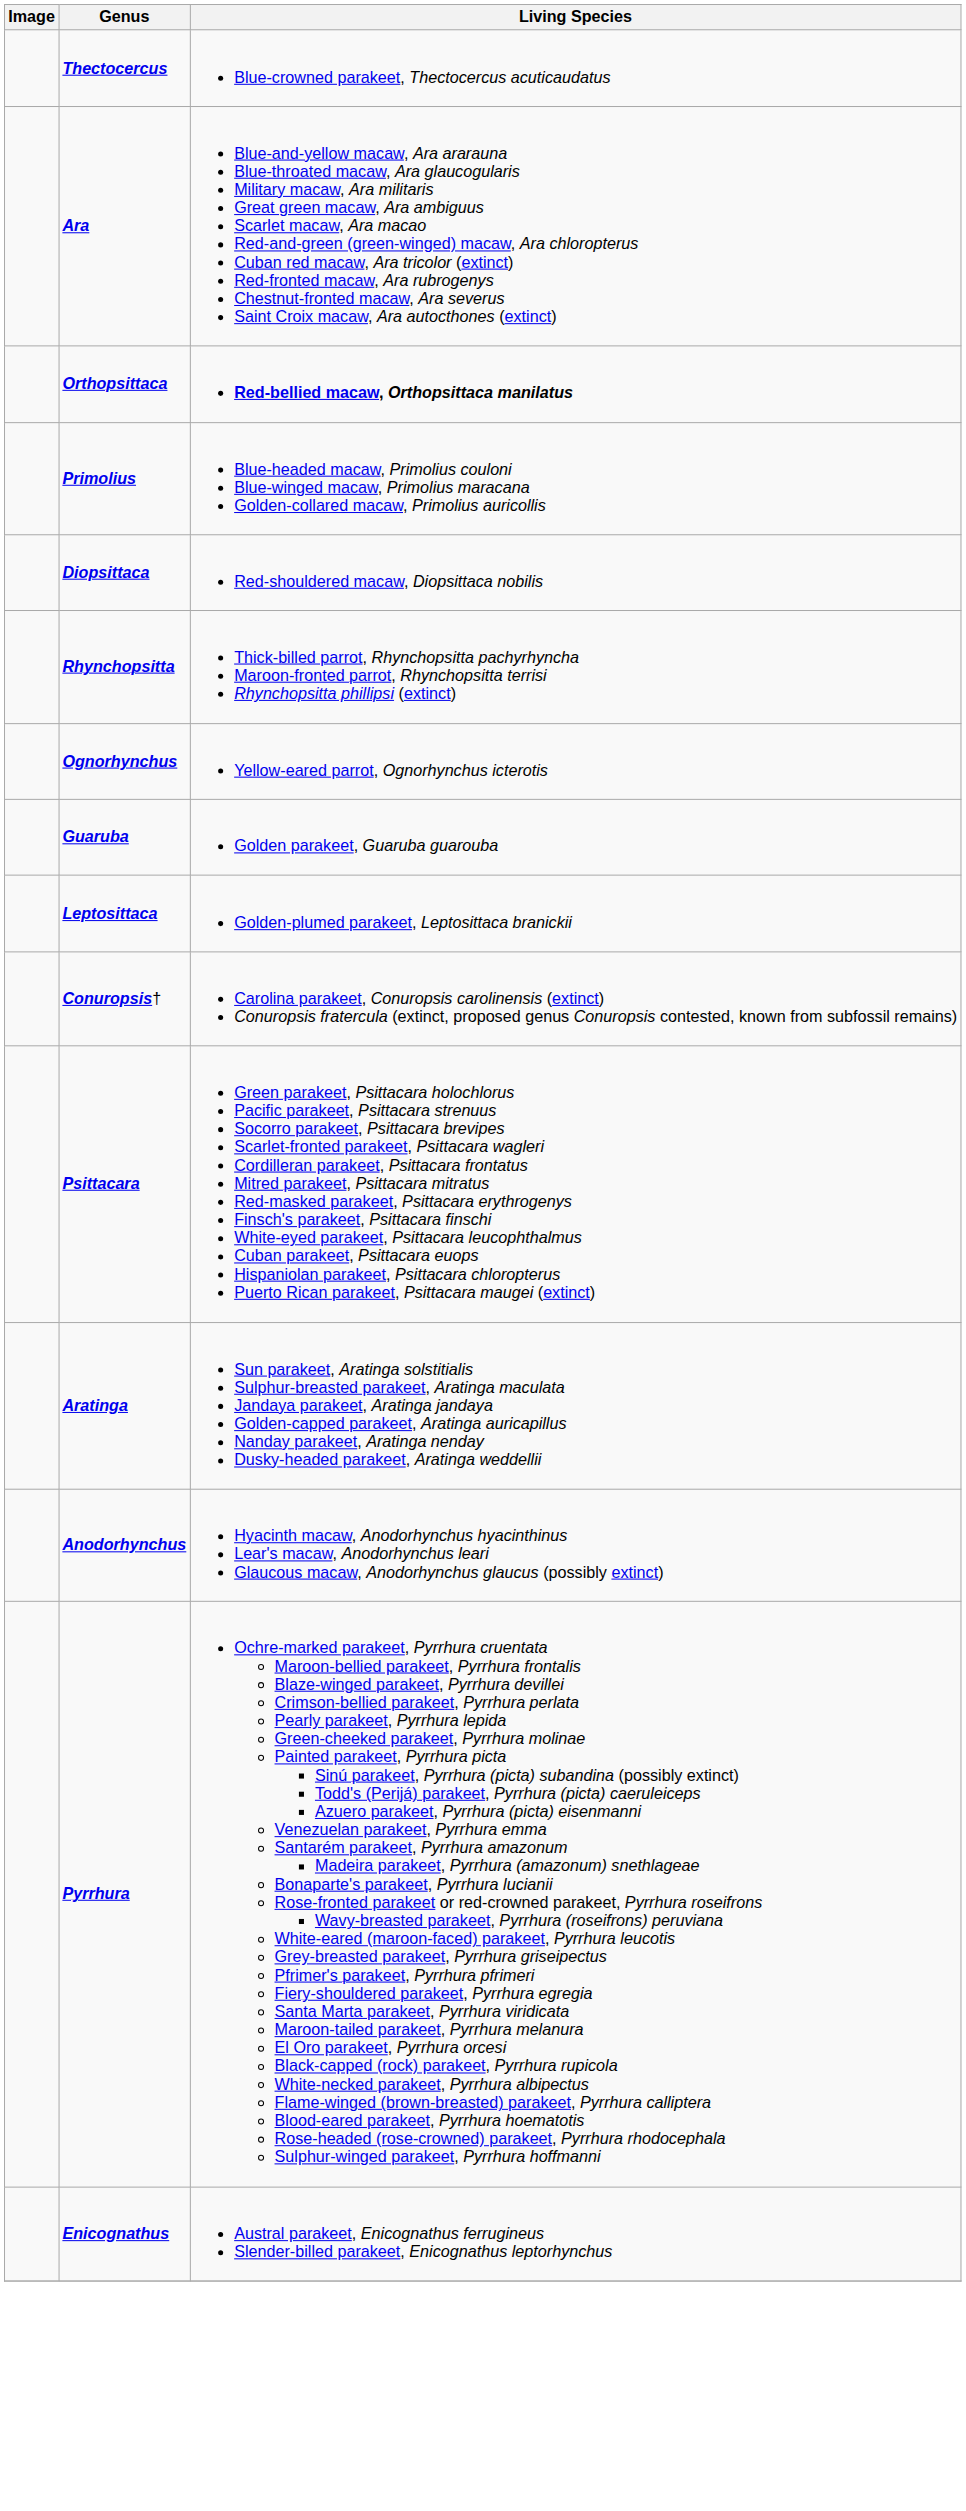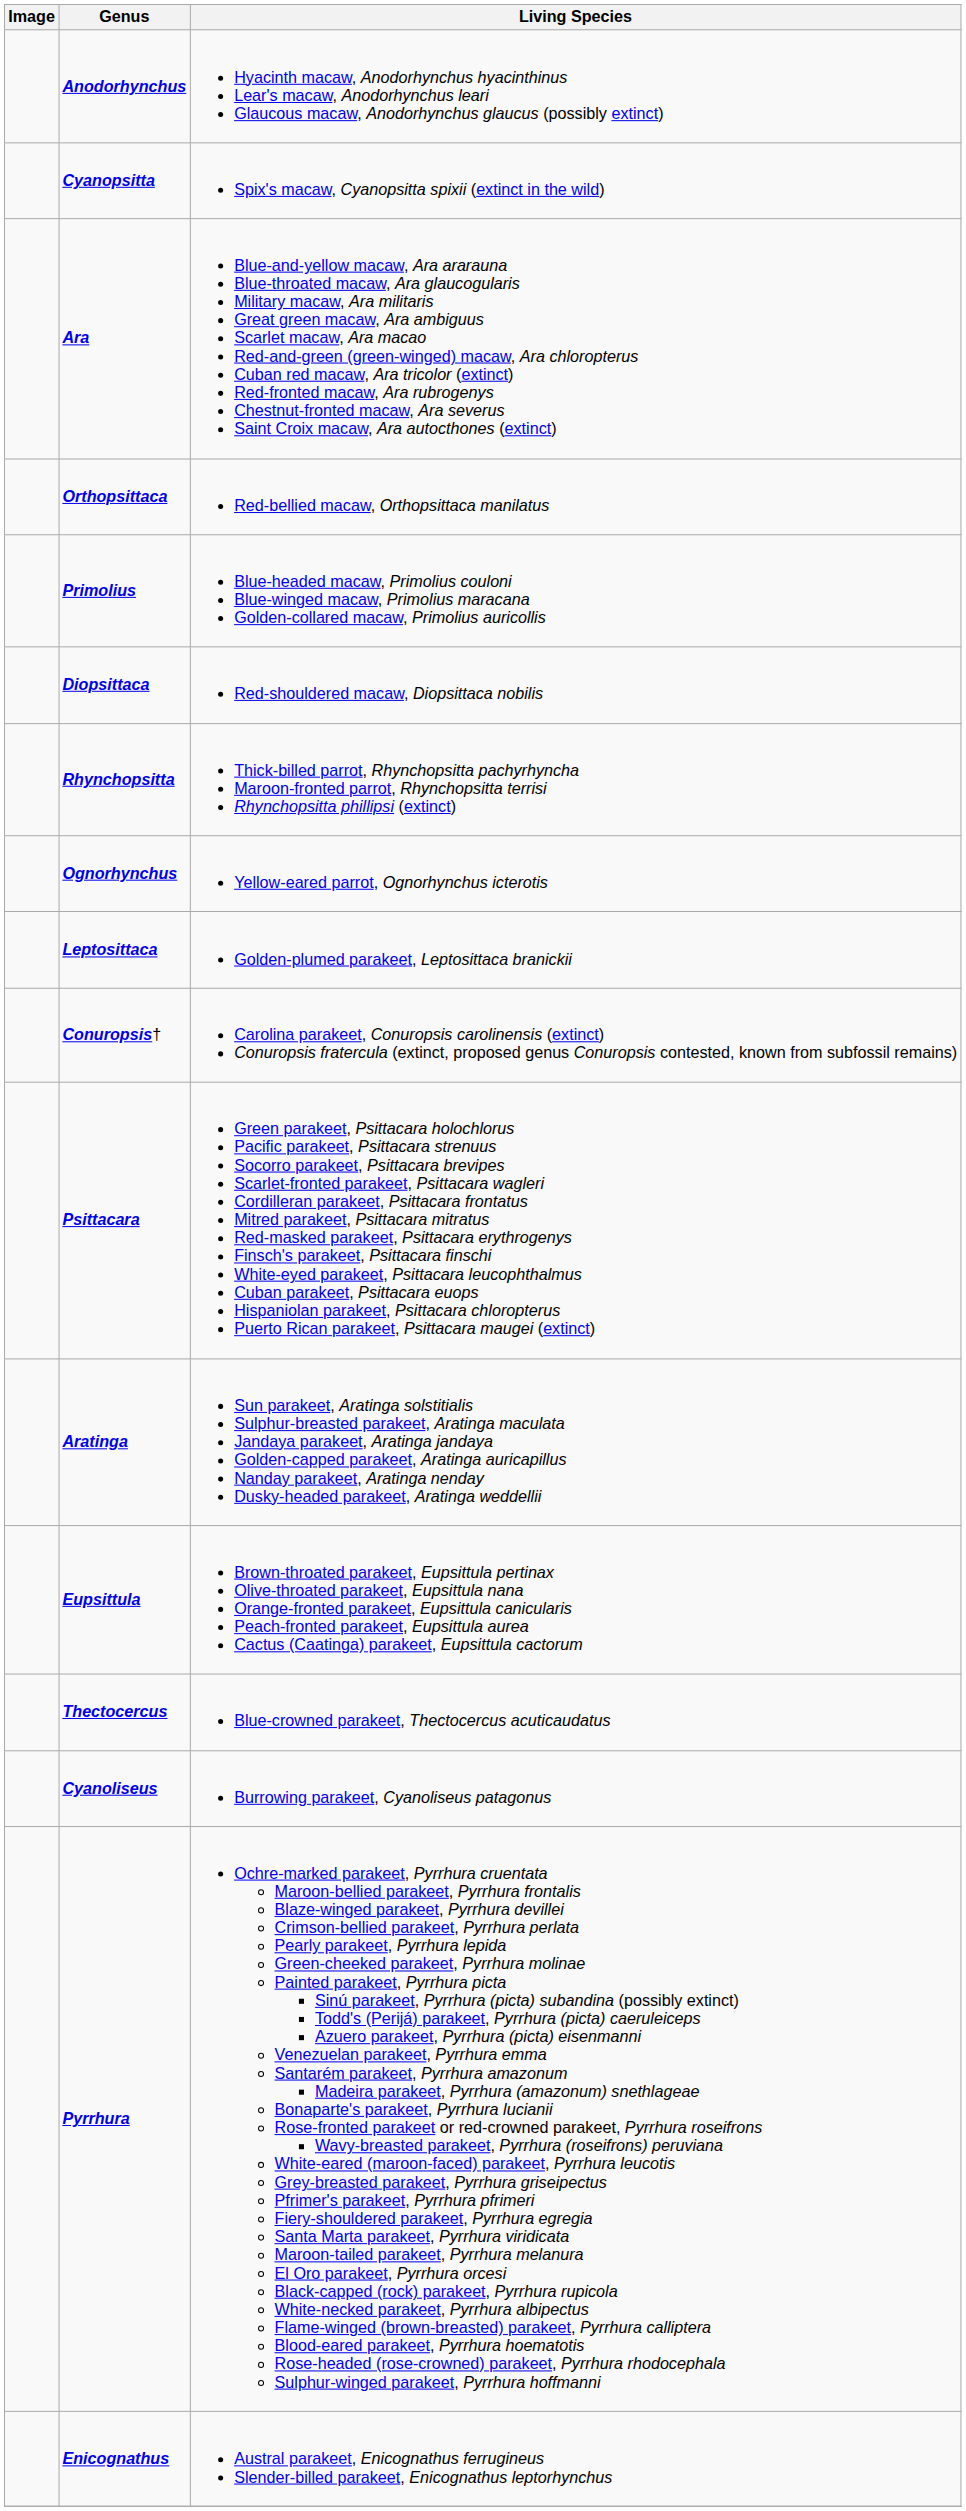rows swapped: (124, 1545) <-> (115, 68)
+ row: (109, 180)
(575, 393) bold -> (575, 506) normal
- row: (96, 837)
+ row: (101, 1599)
+ row: (110, 1788)
